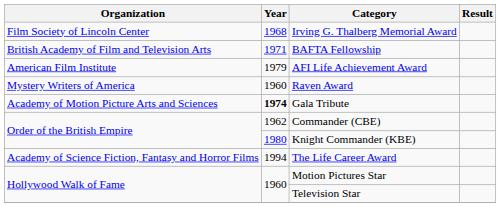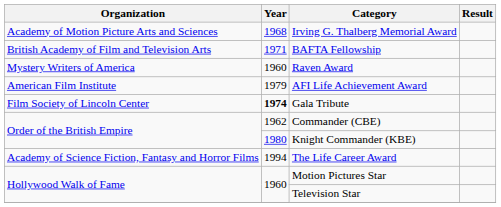(78, 31) Film Society of Lincoln Center -> (112, 31) Academy of Motion Picture Arts and Sciences
rows swapped: (359, 67) <-> (322, 85)
(112, 103) Academy of Motion Picture Arts and Sciences -> (78, 103) Film Society of Lincoln Center
